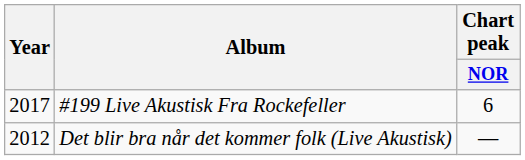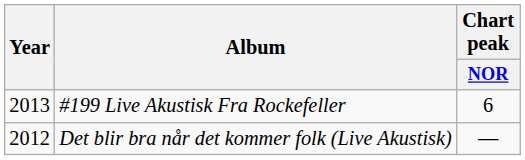(30, 105) 2017 -> (30, 105) 2013
